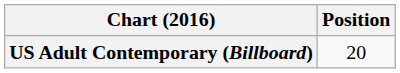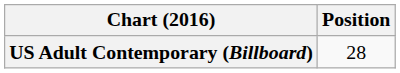(356, 51) 20 -> (356, 51) 28
